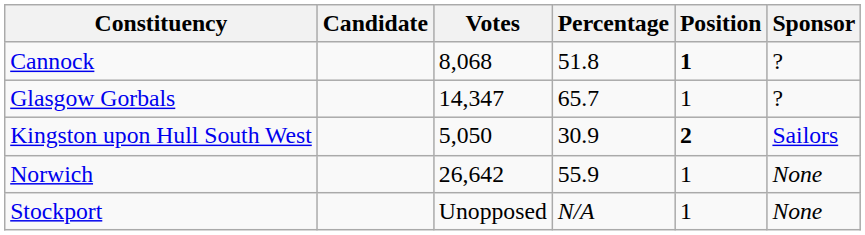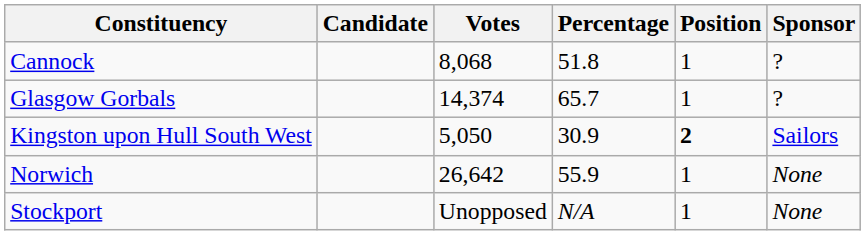(686, 60) bold -> (686, 60) normal
(471, 98) 14,347 -> (471, 98) 14,374
